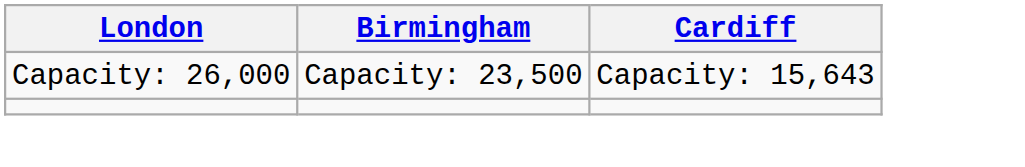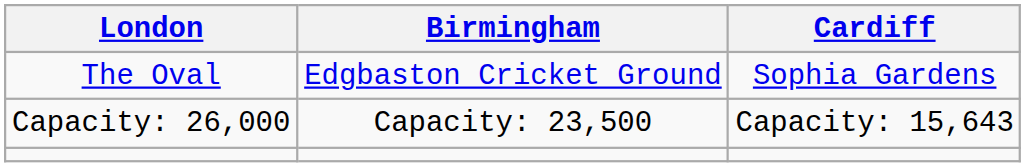+ row: (151, 76)
